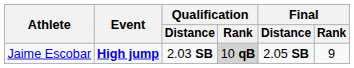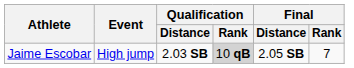(128, 54) bold -> (126, 54) normal
(332, 54) 9 -> (327, 54) 7
